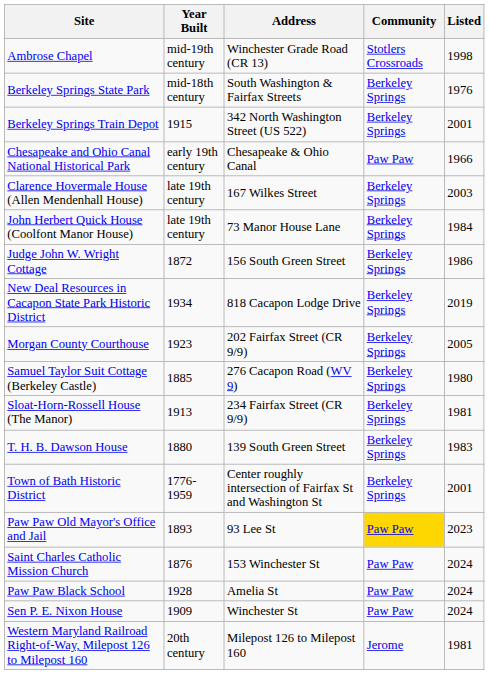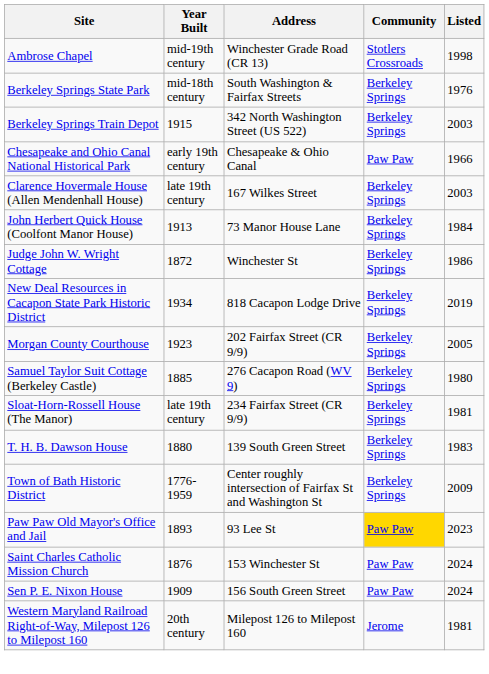(460, 124) 2001 -> (460, 124) 2003
(189, 227) late 19th century -> (180, 227) 1913
(286, 261) 156 South Green Street -> (262, 261) Winchester St
(180, 412) 1913 -> (189, 412) late 19th century
(460, 488) 2001 -> (460, 488) 2009
- row: (66, 591)
(262, 611) Winchester St -> (286, 591) 156 South Green Street
